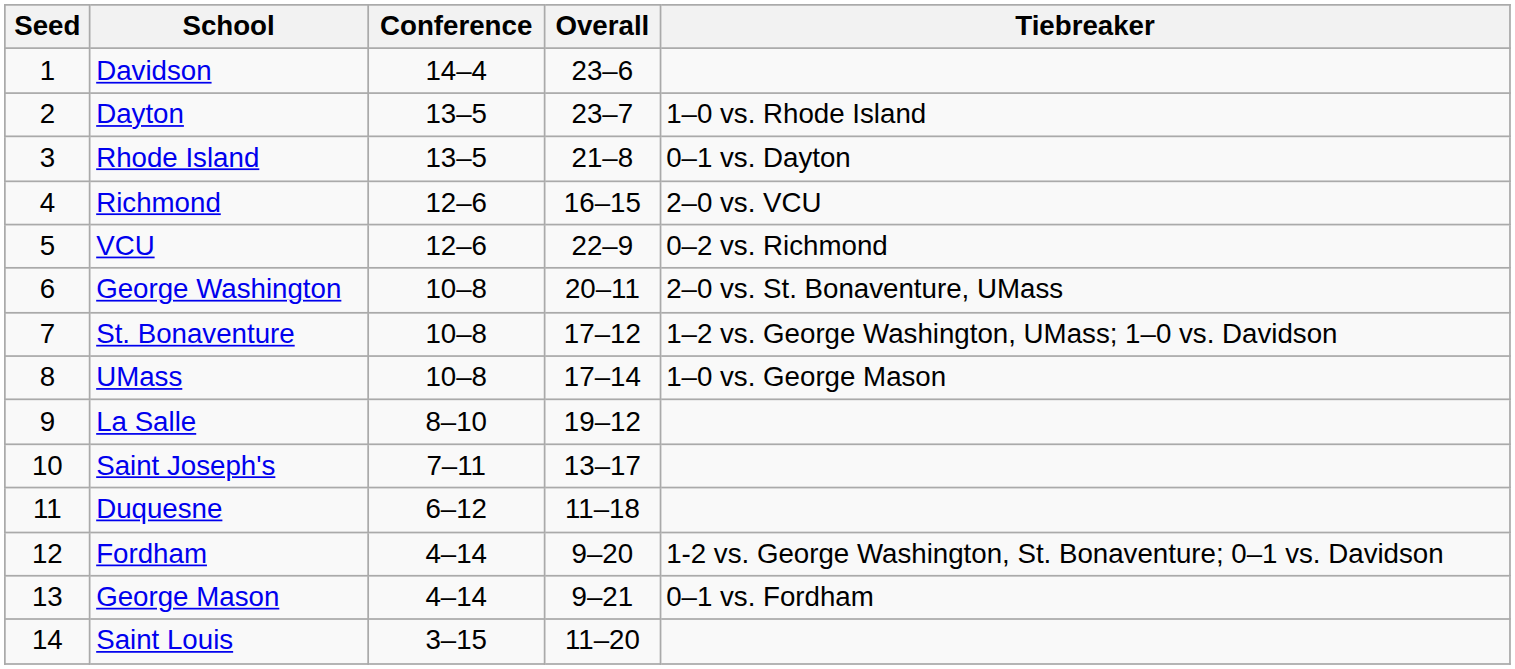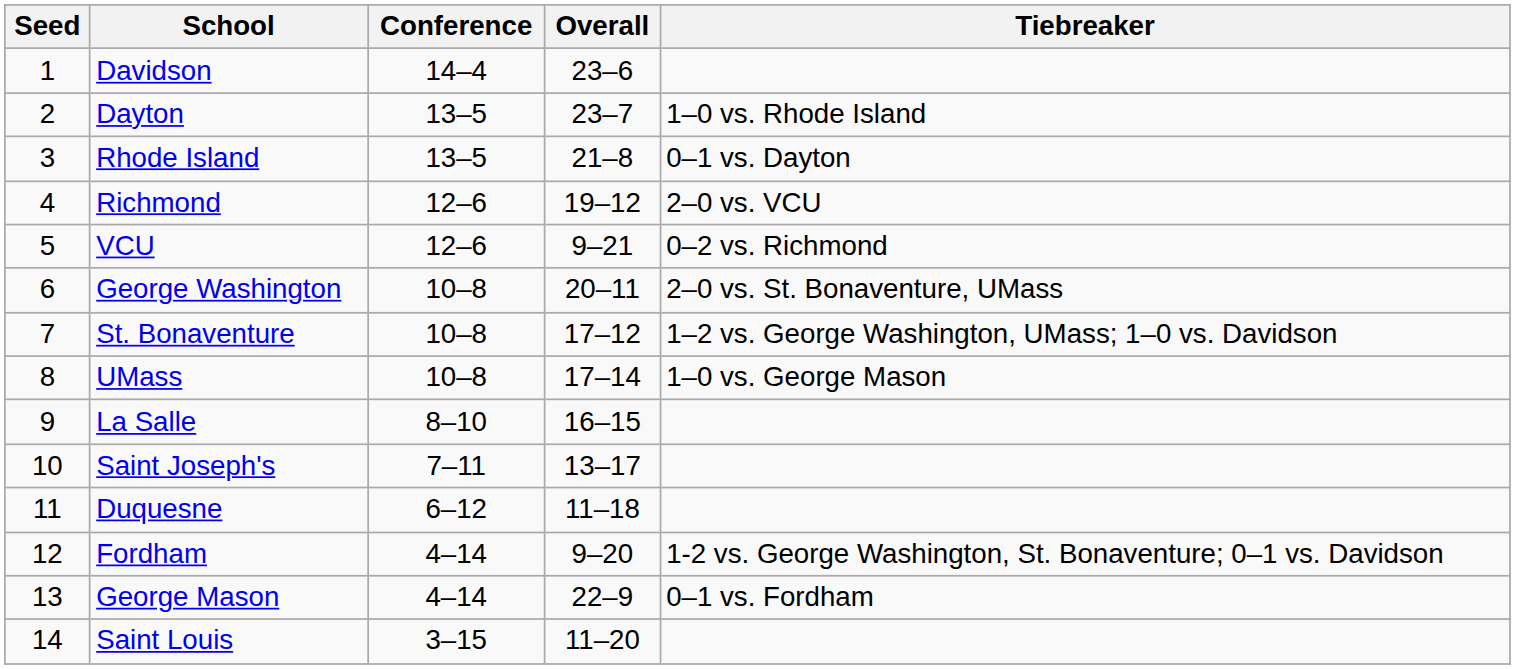(602, 202) 16–15 -> (602, 202) 19–12
(602, 245) 22–9 -> (602, 245) 9–21
(602, 421) 19–12 -> (602, 421) 16–15
(602, 597) 9–21 -> (602, 597) 22–9
